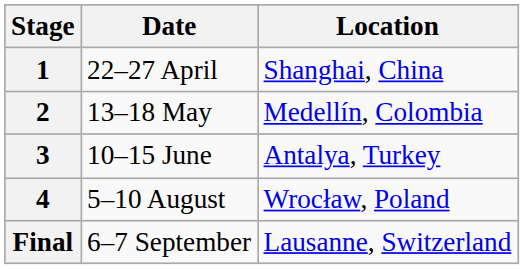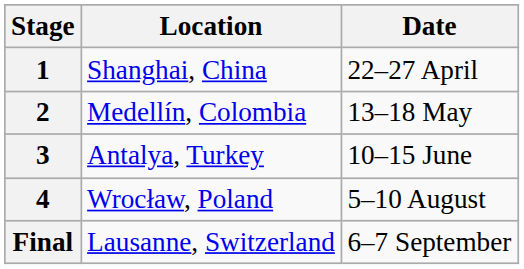columns swapped: (169, 26) <-> (387, 26)
